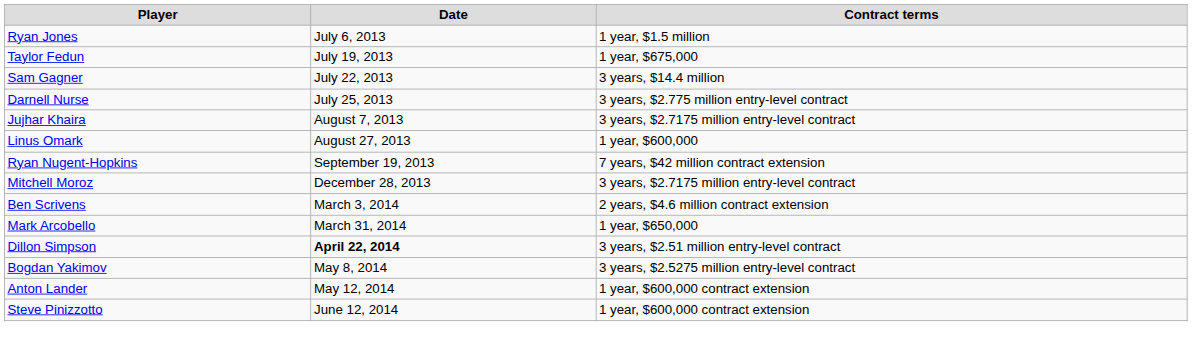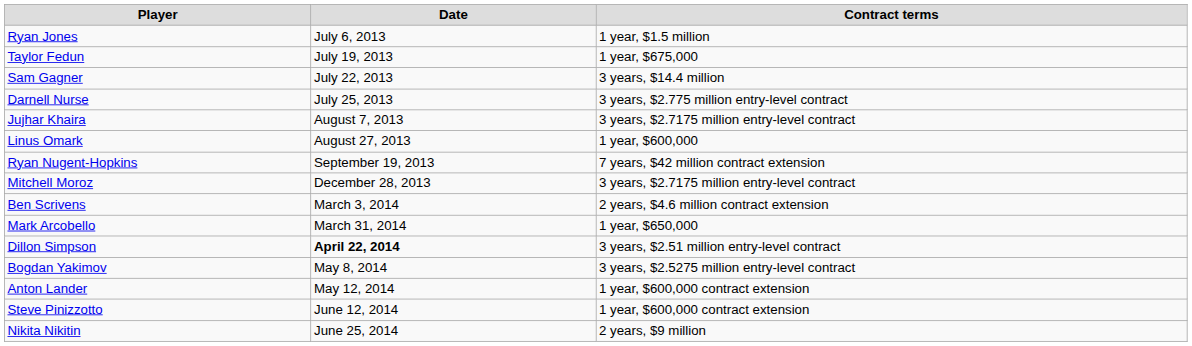+ row: (44, 330)
